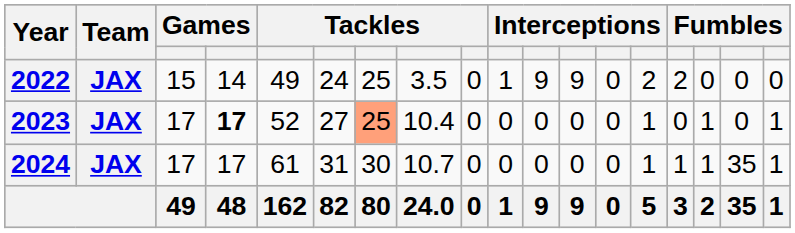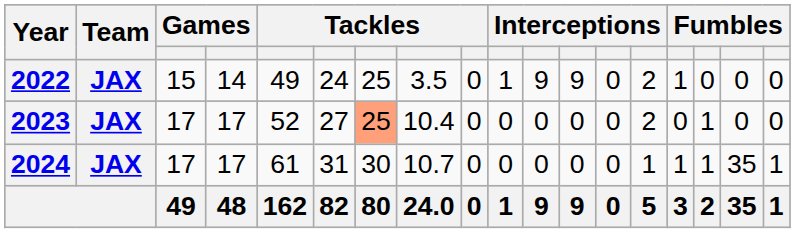(680, 79) 2 -> (680, 79) 1
(231, 122) bold -> (231, 122) normal
(649, 122) 1 -> (649, 122) 2
(776, 122) 1 -> (776, 122) 0
